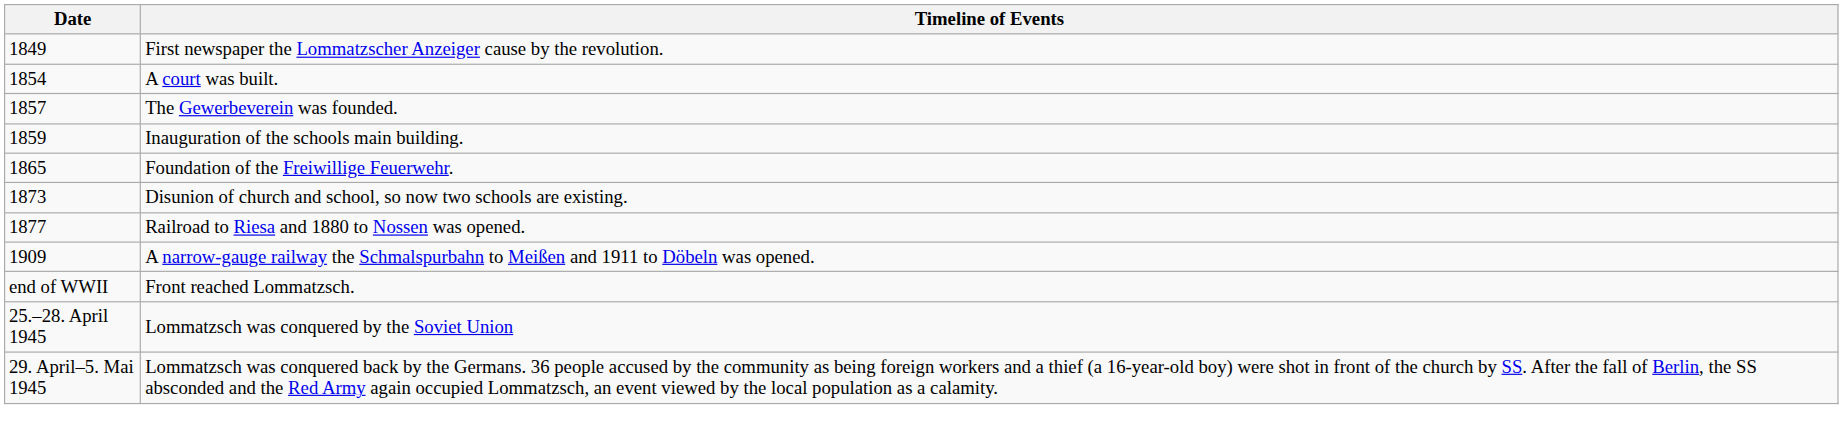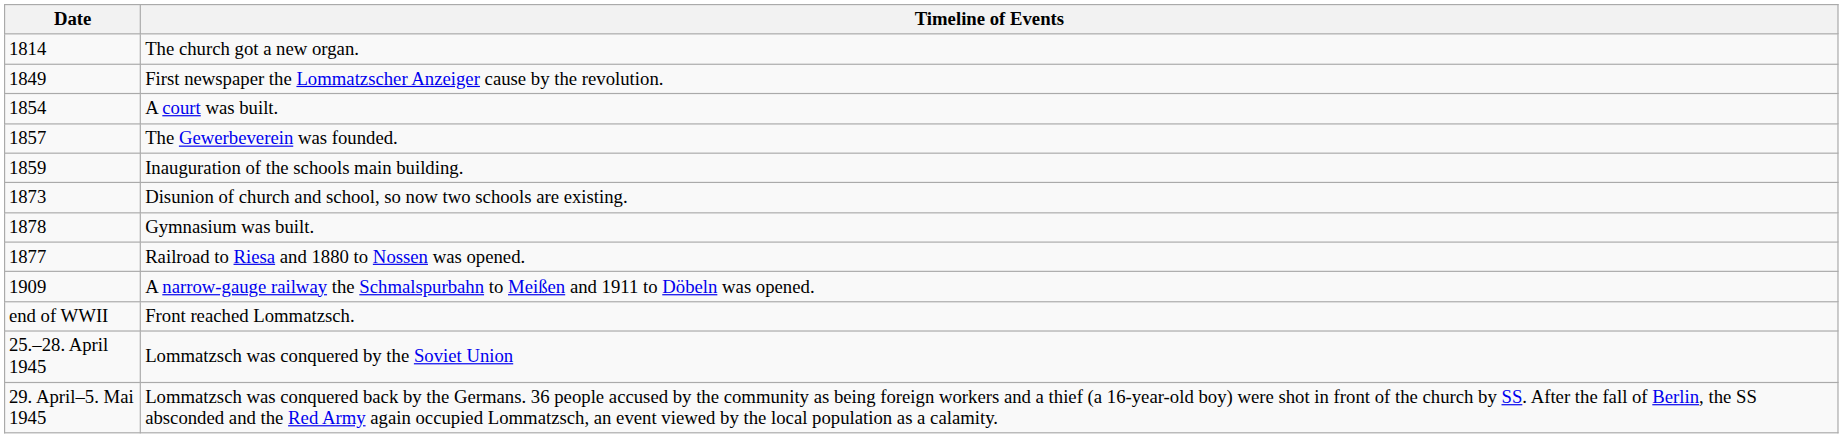+ row: (252, 49)
- row: (299, 167)
+ row: (230, 227)
